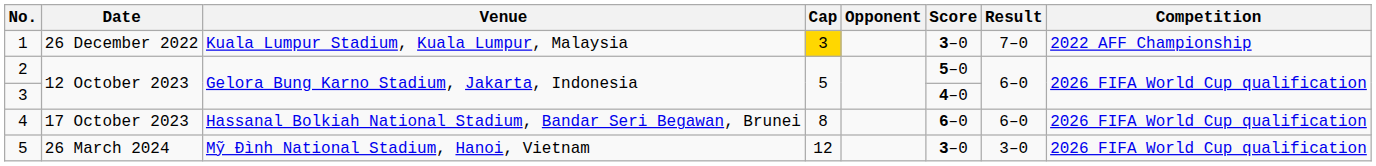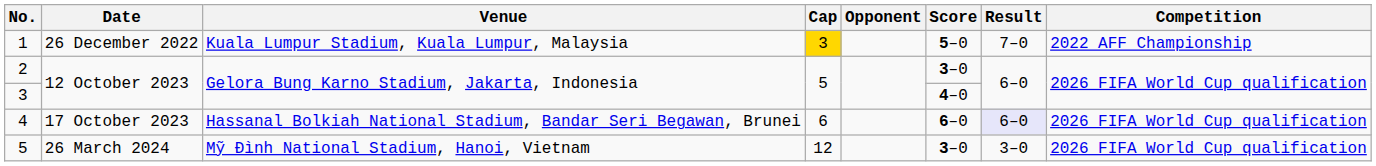(953, 44) 3–0 -> (953, 44) 5–0
(953, 70) 5–0 -> (953, 70) 3–0
(823, 122) 8 -> (823, 122) 6
(1014, 122) no background -> (1014, 122) lavender background
